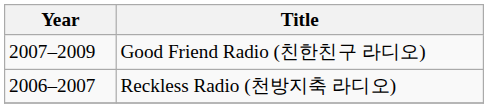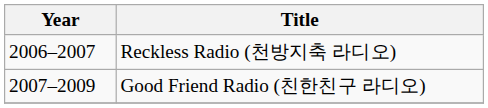rows swapped: (258, 85) <-> (273, 51)
